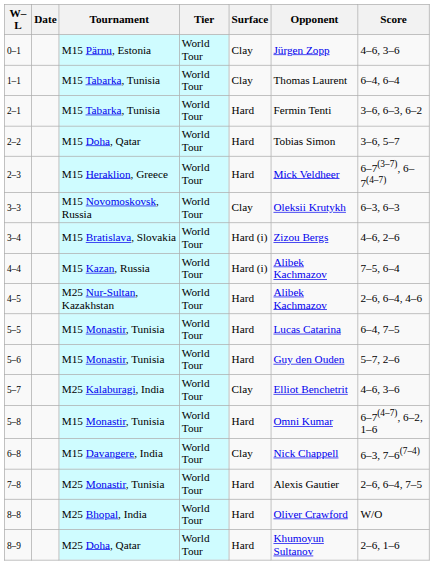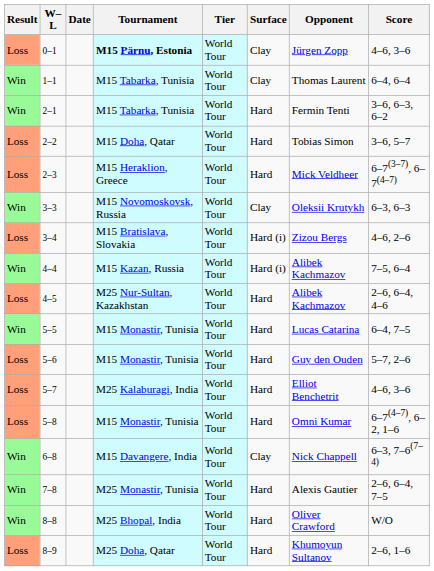+ column: (22, 19)
(106, 50) normal -> (144, 50) bold
(242, 390) Clay -> (261, 390) Hard
